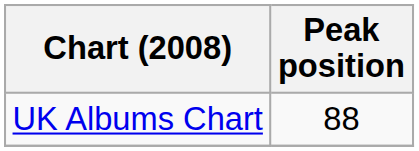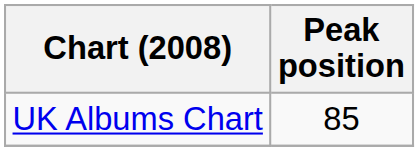(341, 118) 88 -> (341, 118) 85
